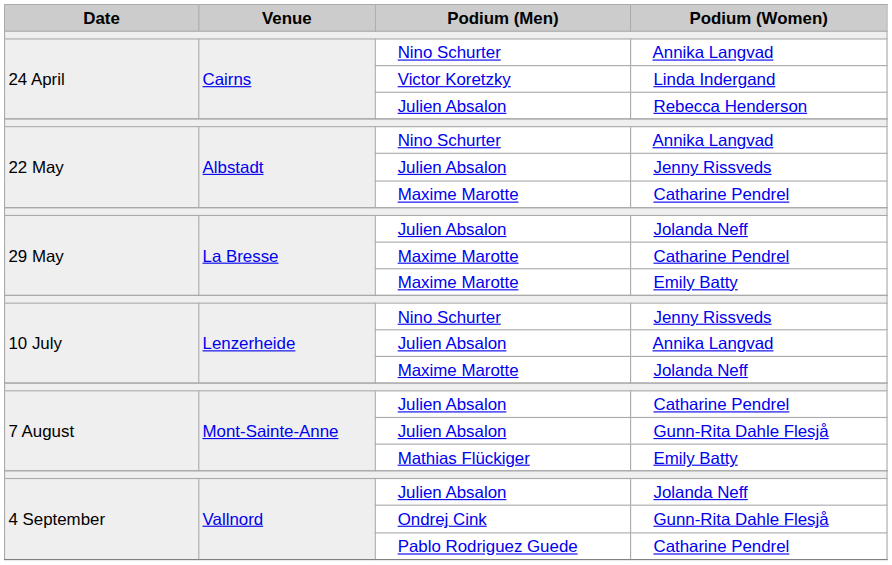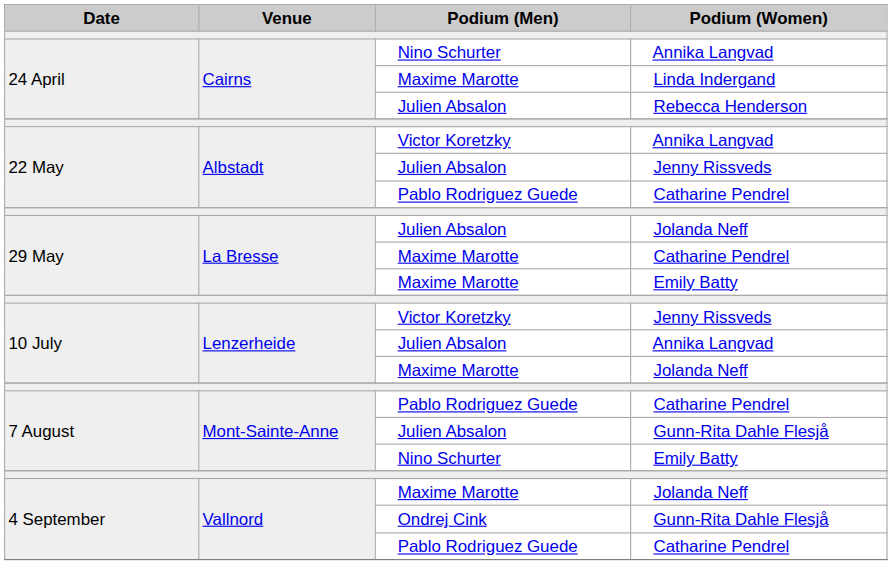(445, 79) Victor Koretzky -> (449, 79) Maxime Marotte
(440, 141) Nino Schurter -> (445, 141) Victor Koretzky
(449, 194) Maxime Marotte -> (478, 194) Pablo Rodriguez Guede
(440, 317) Nino Schurter -> (445, 317) Victor Koretzky
(443, 405) Julien Absalon -> (478, 405) Pablo Rodriguez Guede
(454, 458) Mathias Flückiger -> (440, 458) Nino Schurter
(443, 492) Julien Absalon -> (449, 492) Maxime Marotte
